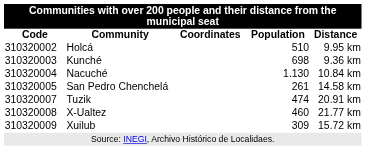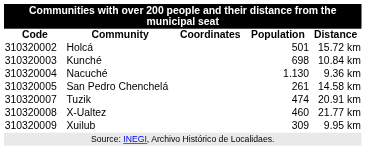(300, 48) 510 -> (300, 48) 501
(342, 48) 9.95 km -> (339, 48) 15.72 km
(342, 61) 9.36 km -> (339, 61) 10.84 km
(339, 74) 10.84 km -> (342, 74) 9.36 km
(339, 126) 15.72 km -> (342, 126) 9.95 km
